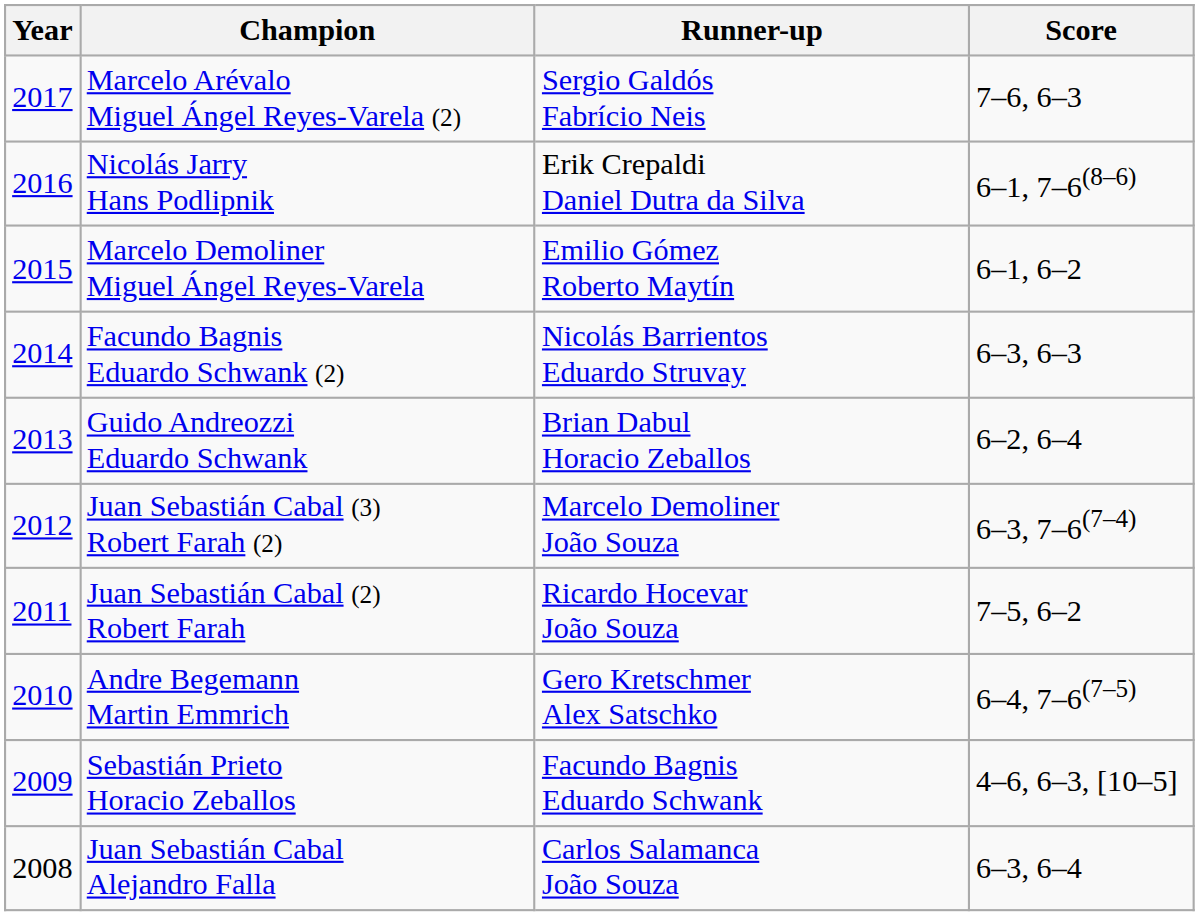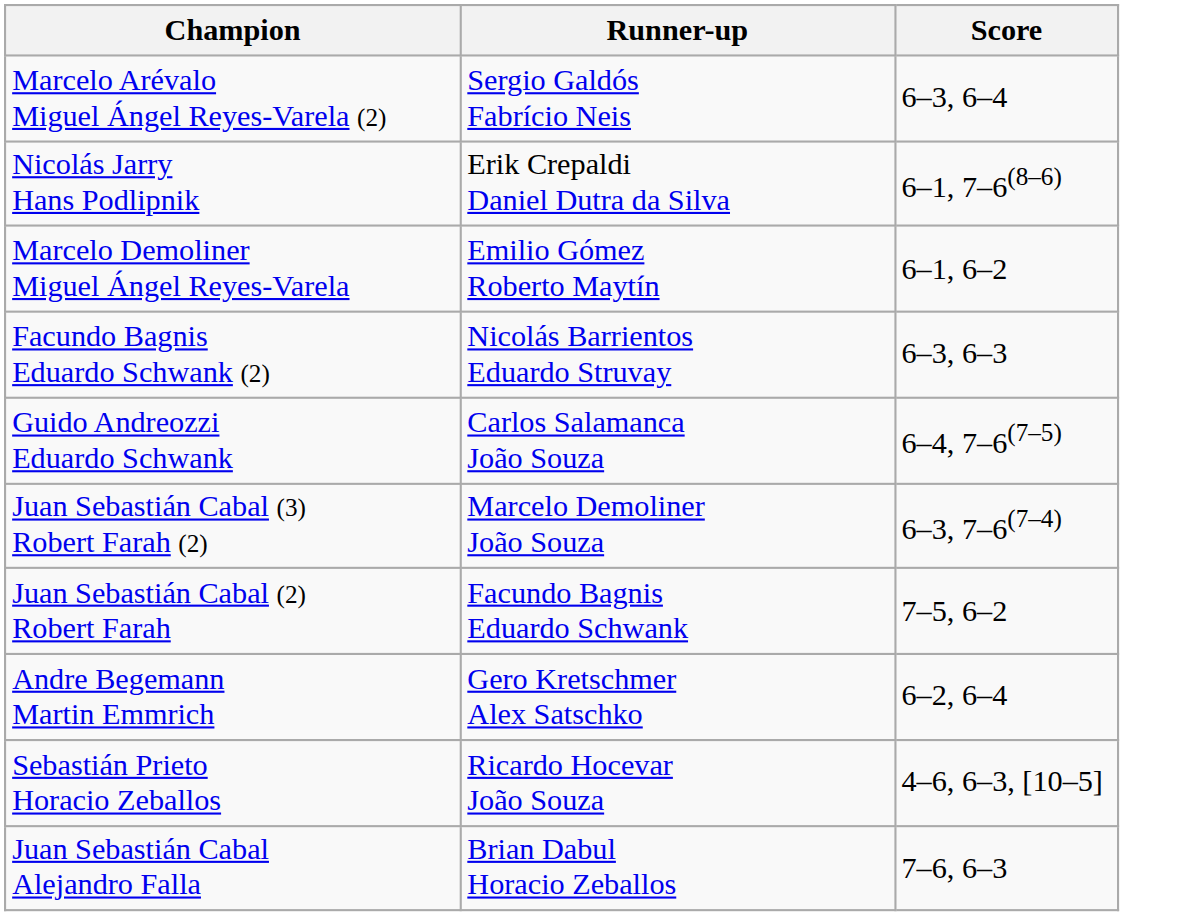- column: (42, 29)
(1029, 97) 7–6, 6–3 -> (954, 97) 6–3, 6–4
(646, 439) Brian Dabul Horacio Zeballos -> (576, 439) Carlos Salamanca João Souza
(1029, 439) 6–2, 6–4 -> (982, 439) 6–4, 7–6(7–5)
(645, 611) Ricardo Hocevar João Souza -> (578, 611) Facundo Bagnis Eduardo Schwank
(1056, 696) 6–4, 7–6(7–5) -> (954, 696) 6–2, 6–4
(652, 782) Facundo Bagnis Eduardo Schwank -> (570, 782) Ricardo Hocevar João Souza
(651, 867) Carlos Salamanca João Souza -> (572, 867) Brian Dabul Horacio Zeballos
(1029, 867) 6–3, 6–4 -> (954, 867) 7–6, 6–3
